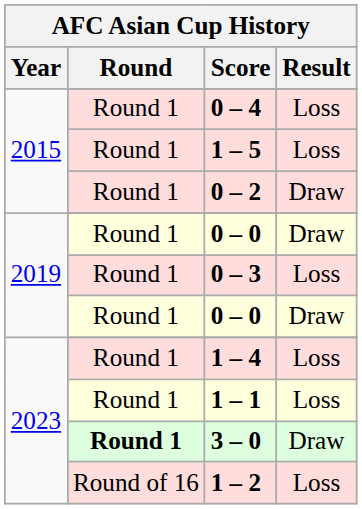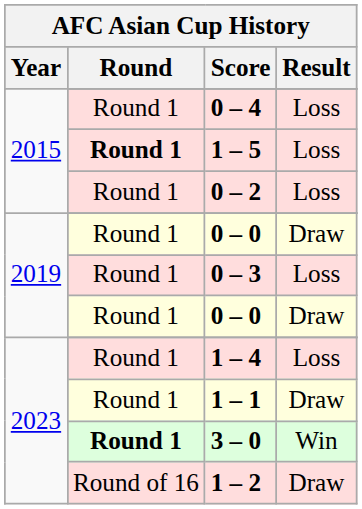(136, 150) normal -> (136, 150) bold
(316, 191) Draw -> (316, 191) Loss
(316, 399) Loss -> (316, 399) Draw
(316, 441) Draw -> (316, 441) Win
(316, 482) Loss -> (316, 482) Draw
